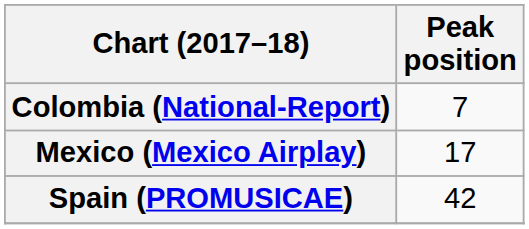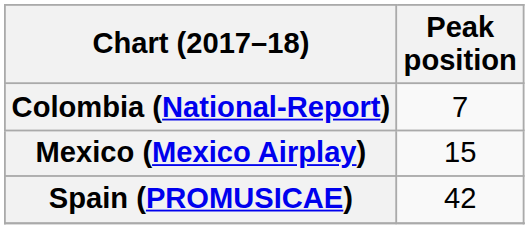(460, 152) 17 -> (460, 152) 15
